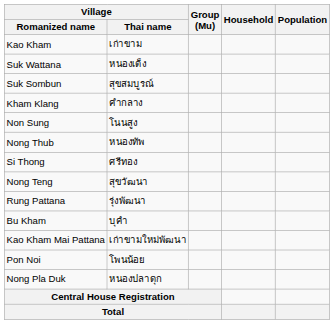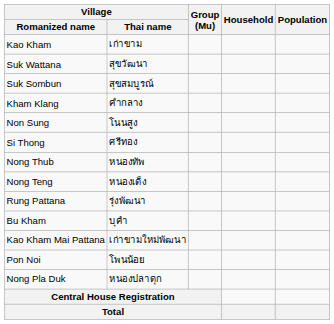(128, 64) หนองเต็ง -> (129, 64) สุขวัฒนา
rows swapped: (30, 142) <-> (26, 162)
(129, 181) สุขวัฒนา -> (128, 181) หนองเต็ง
